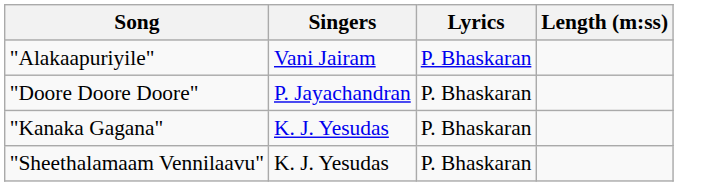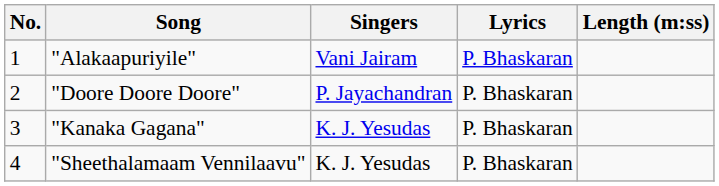+ column: (25, 22)
